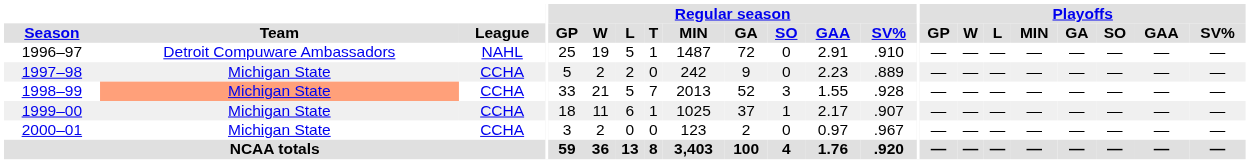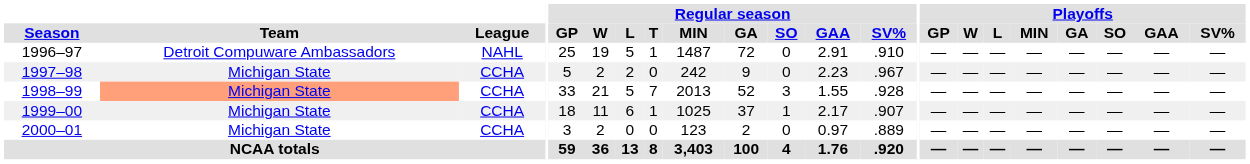(889, 71) .889 -> (889, 71) .967
(889, 130) .967 -> (889, 130) .889
